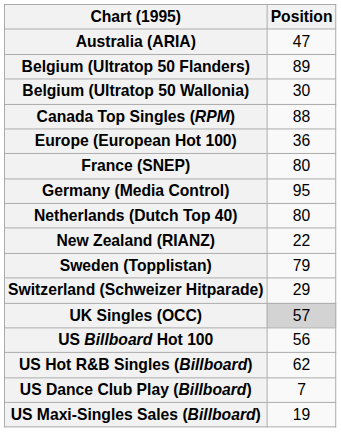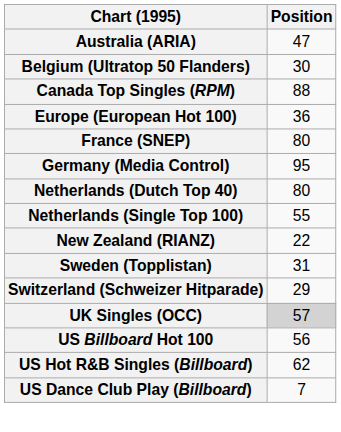(302, 66) 89 -> (302, 66) 30
- row: (136, 91)
+ row: (136, 215)
(302, 265) 79 -> (302, 265) 31
- row: (136, 414)
